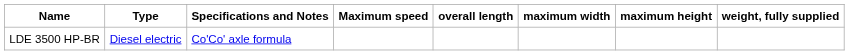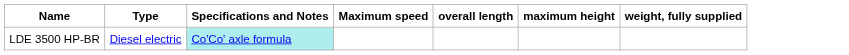- column: (567, 16)
(241, 39) no background -> (241, 39) paleturquoise background
